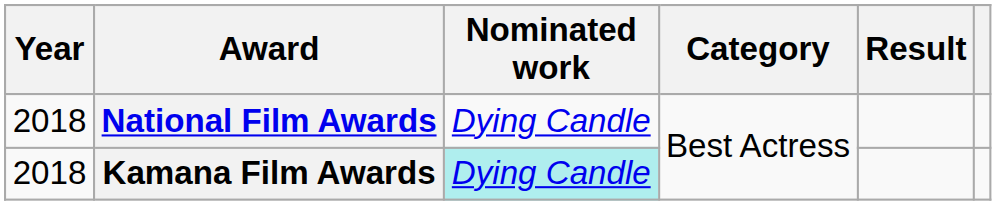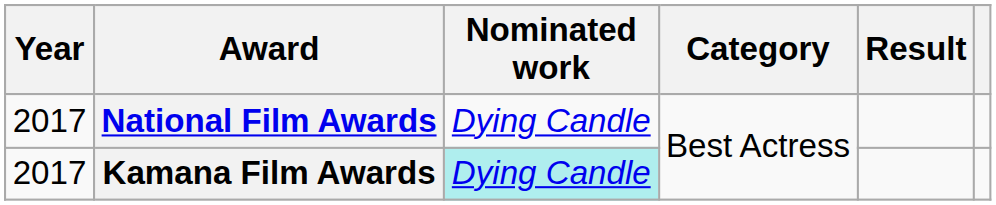(50, 120) 2018 -> (50, 120) 2017
(50, 173) 2018 -> (50, 173) 2017
